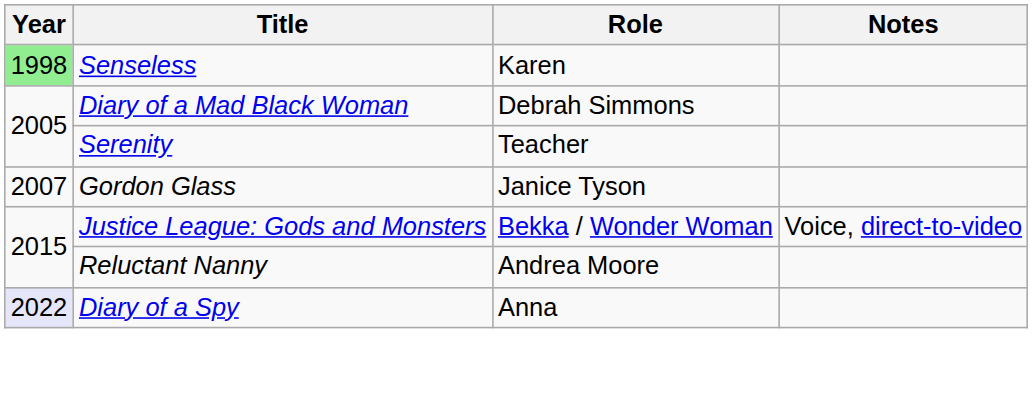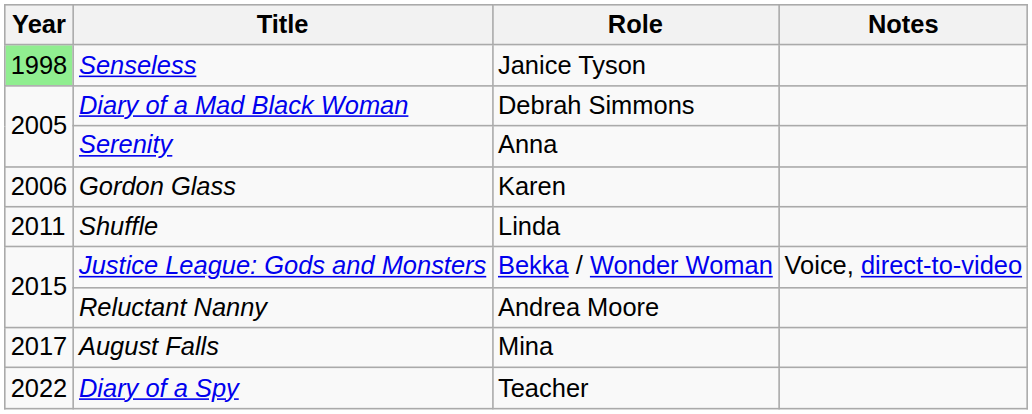(532, 65) Karen -> (572, 65) Janice Tyson
(543, 145) Teacher -> (528, 145) Anna
(39, 186) 2007 -> (39, 186) 2006
(572, 186) Janice Tyson -> (532, 186) Karen
+ row: (119, 226)
+ row: (149, 347)
(39, 307) lavender background -> (39, 387) no background
(528, 307) Anna -> (543, 387) Teacher
